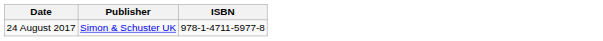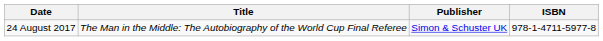+ column: (243, 12)
